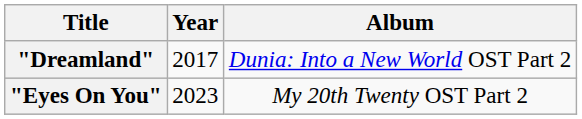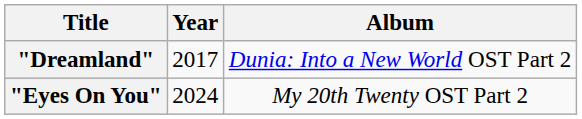(195, 95) 2023 -> (195, 95) 2024
